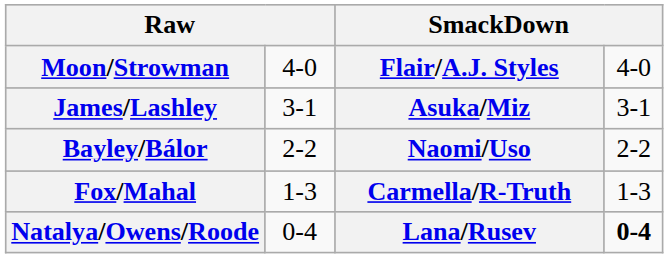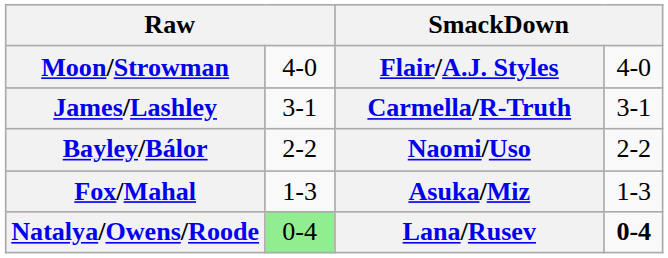(469, 107) Asuka/Miz -> (469, 107) Carmella/R-Truth
(469, 190) Carmella/R-Truth -> (469, 190) Asuka/Miz
(300, 231) no background -> (300, 231) lightgreen background
